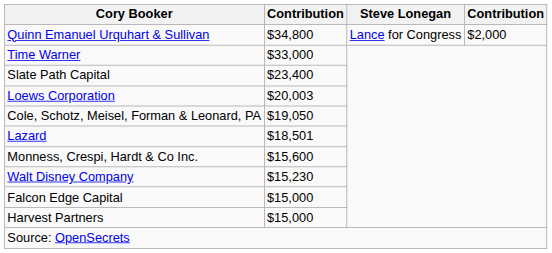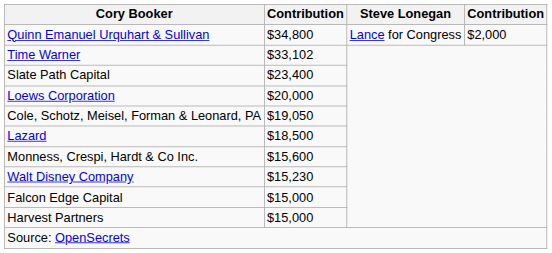(290, 55) $33,000 -> (290, 55) $33,102
(290, 95) $20,003 -> (290, 95) $20,000
(290, 136) $18,501 -> (290, 136) $18,500
